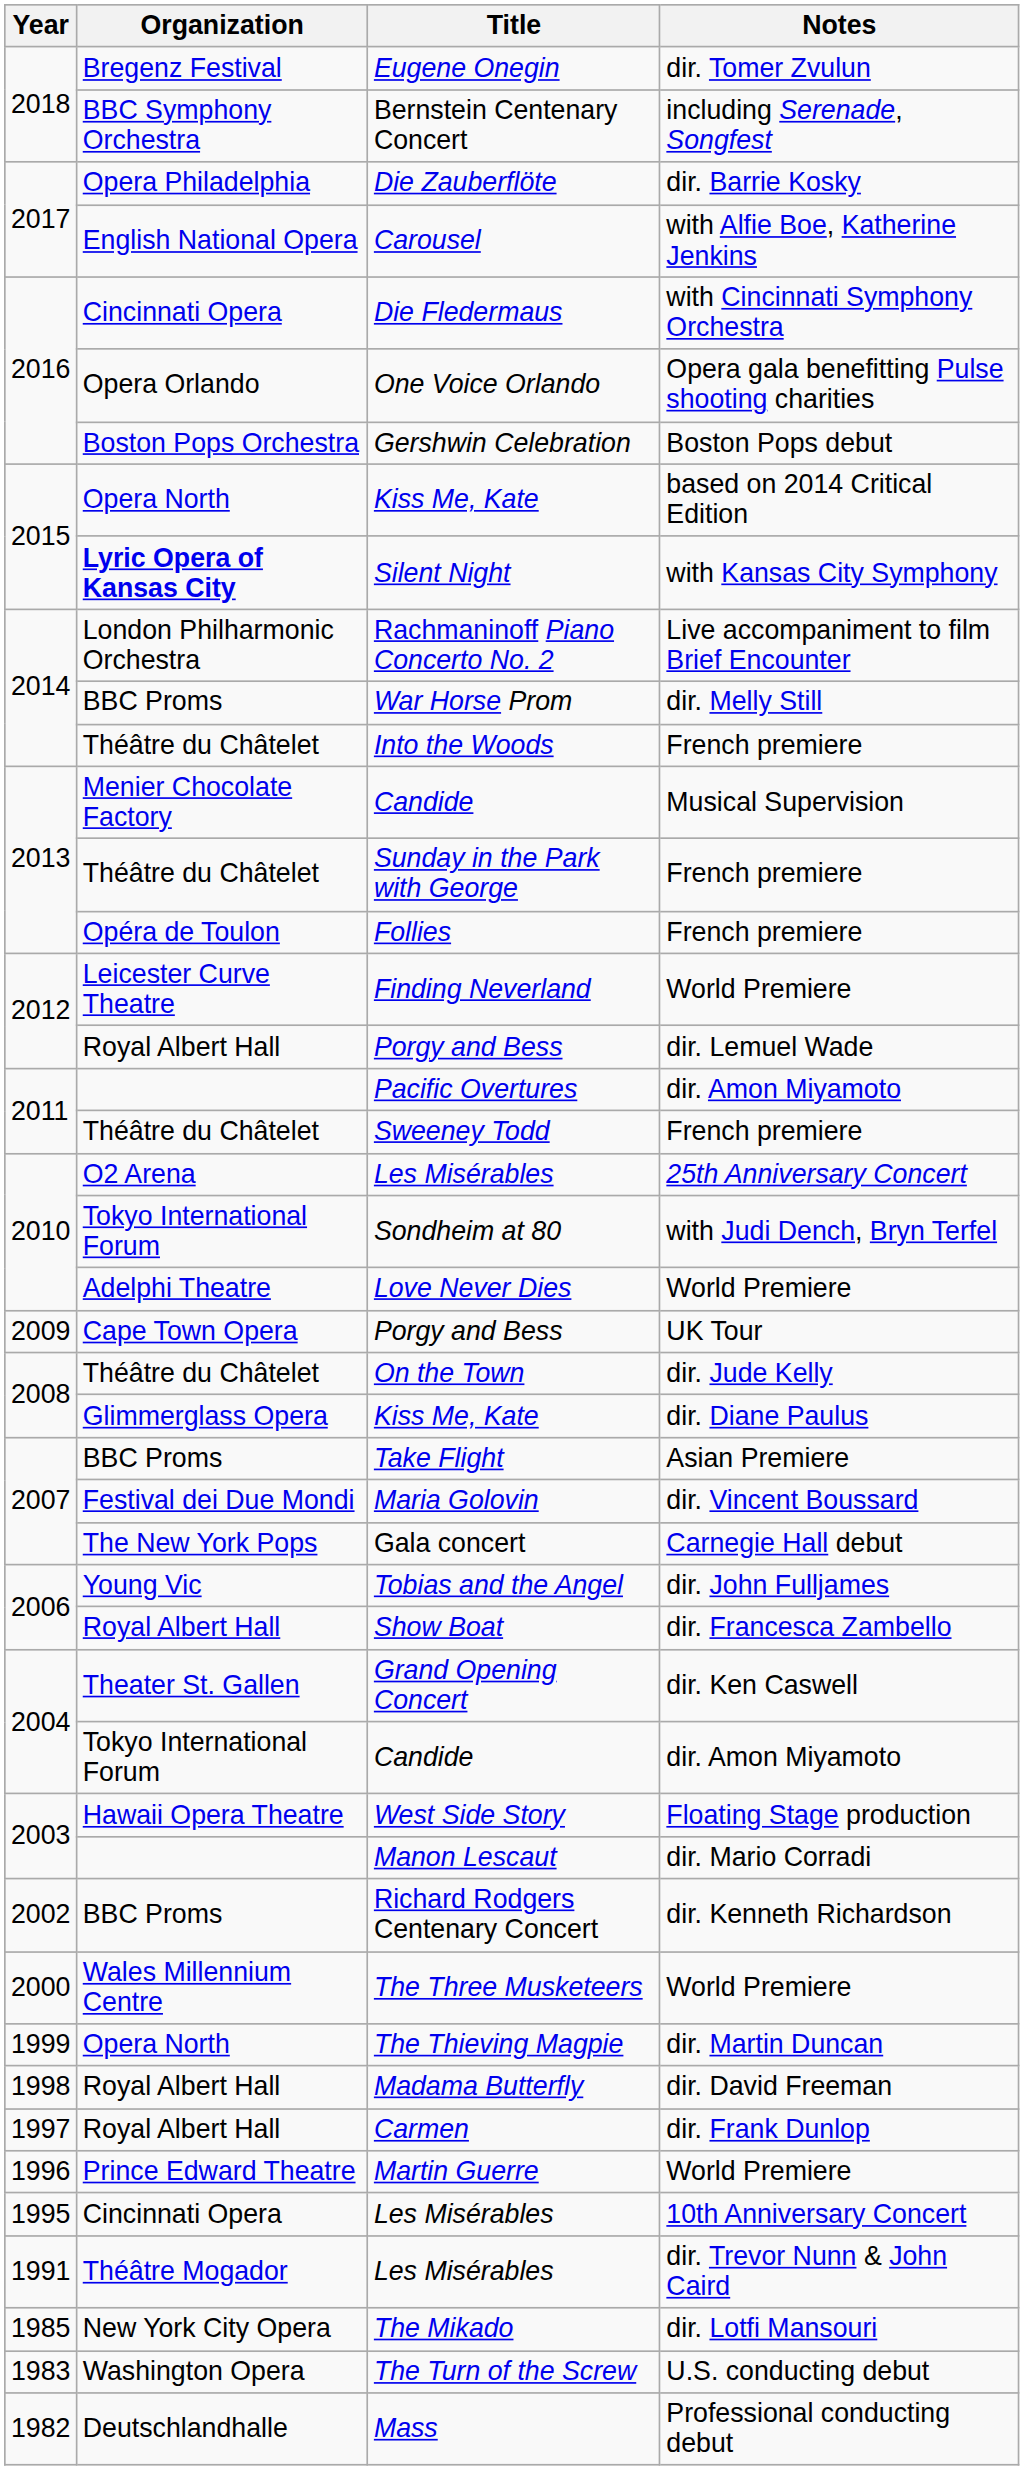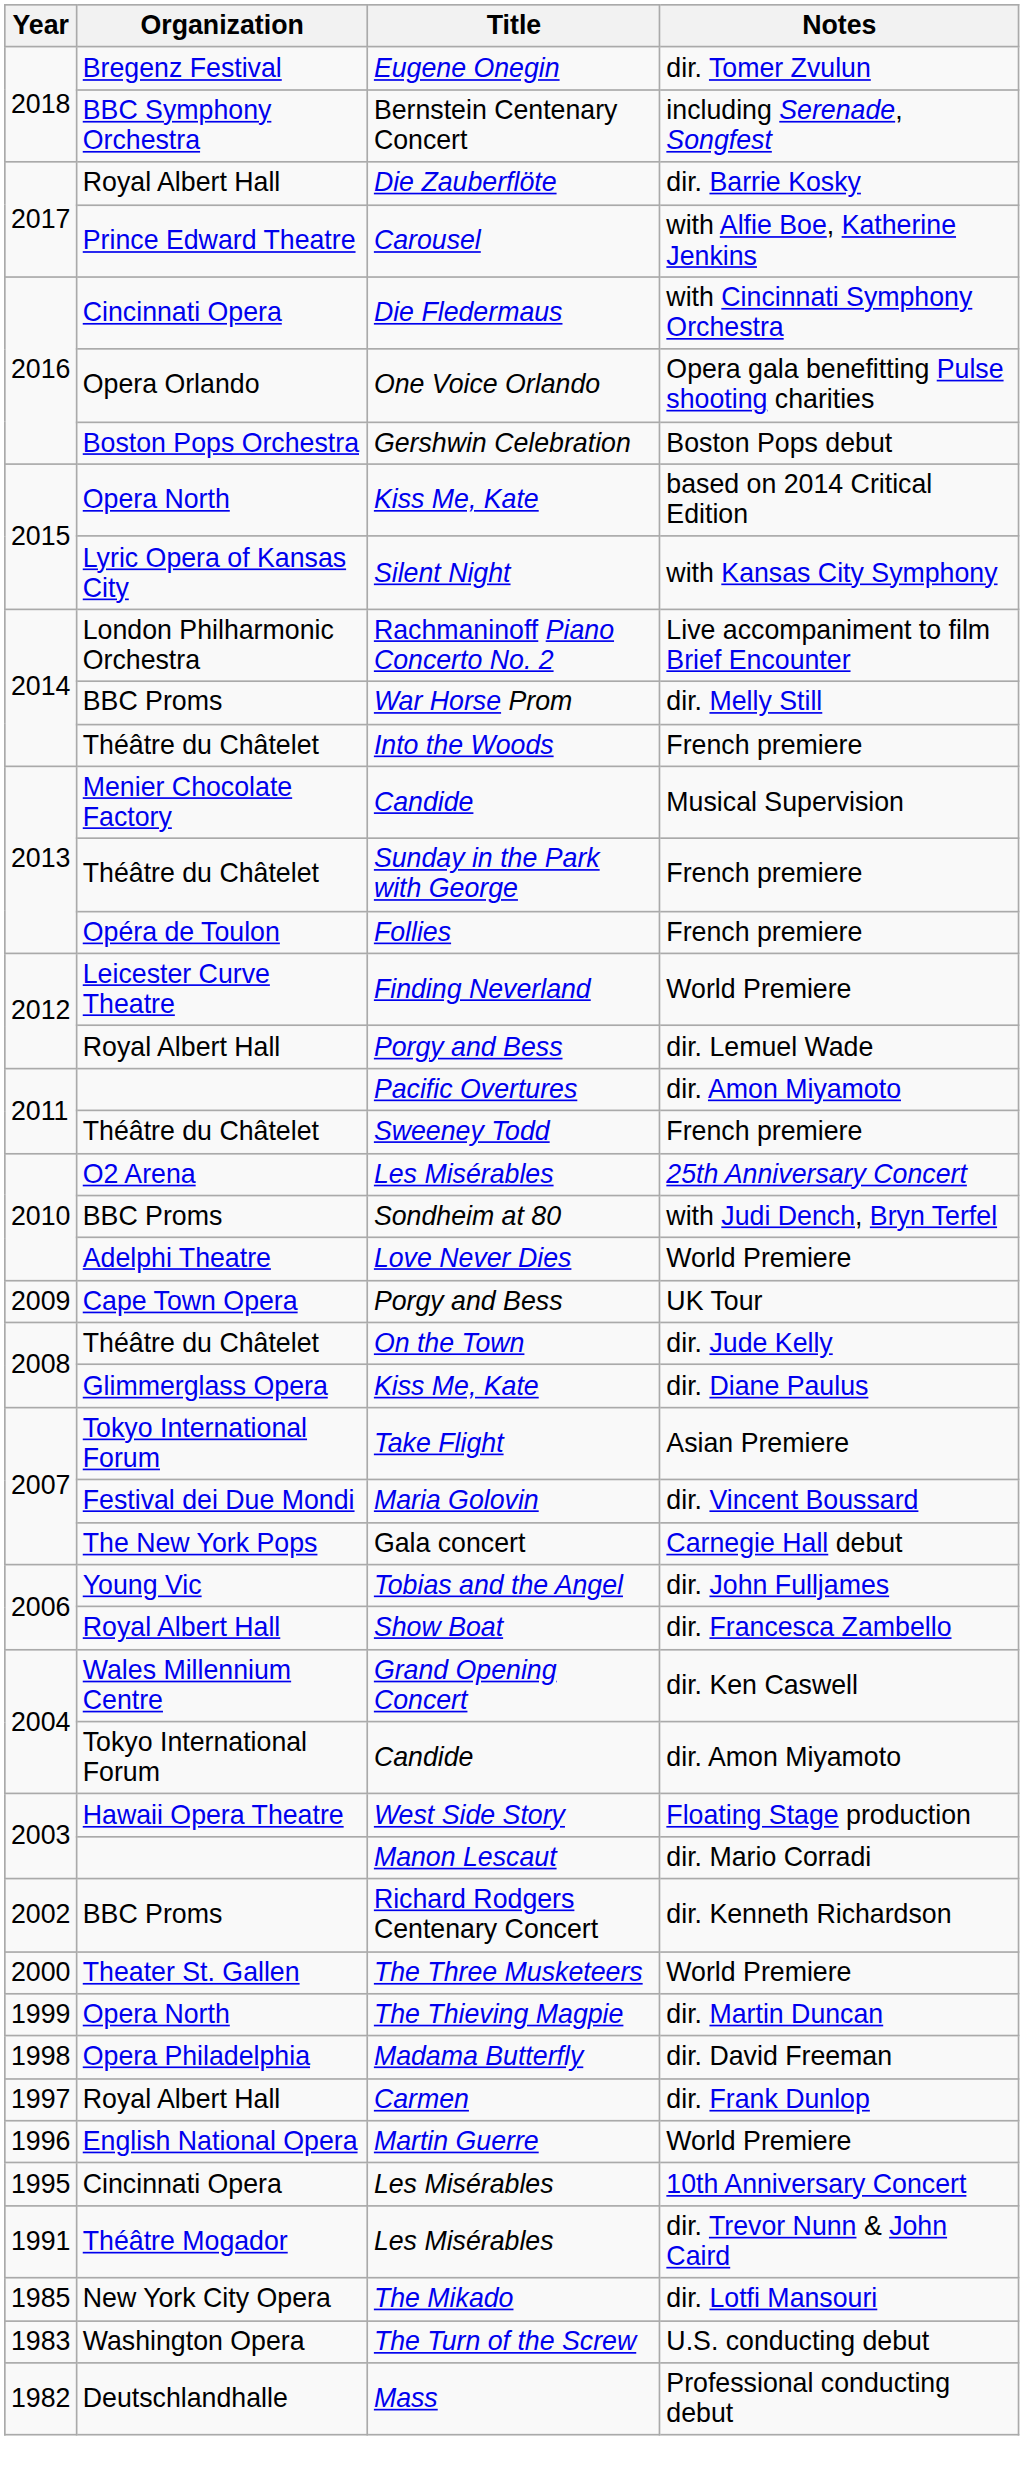(196, 182) Opera Philadelphia -> (182, 182) Royal Albert Hall
(220, 240) English National Opera -> (219, 240) Prince Edward Theatre
(173, 572) bold -> (214, 572) normal
(195, 1231) Tokyo International Forum -> (153, 1216) BBC Proms
(153, 1458) BBC Proms -> (195, 1443) Tokyo International Forum
(191, 1685) Theater St. Gallen -> (187, 1685) Wales Millennium Centre
(187, 1987) Wales Millennium Centre -> (191, 1972) Theater St. Gallen
(182, 2086) Royal Albert Hall -> (196, 2056) Opera Philadelphia
(219, 2171) Prince Edward Theatre -> (220, 2141) English National Opera
